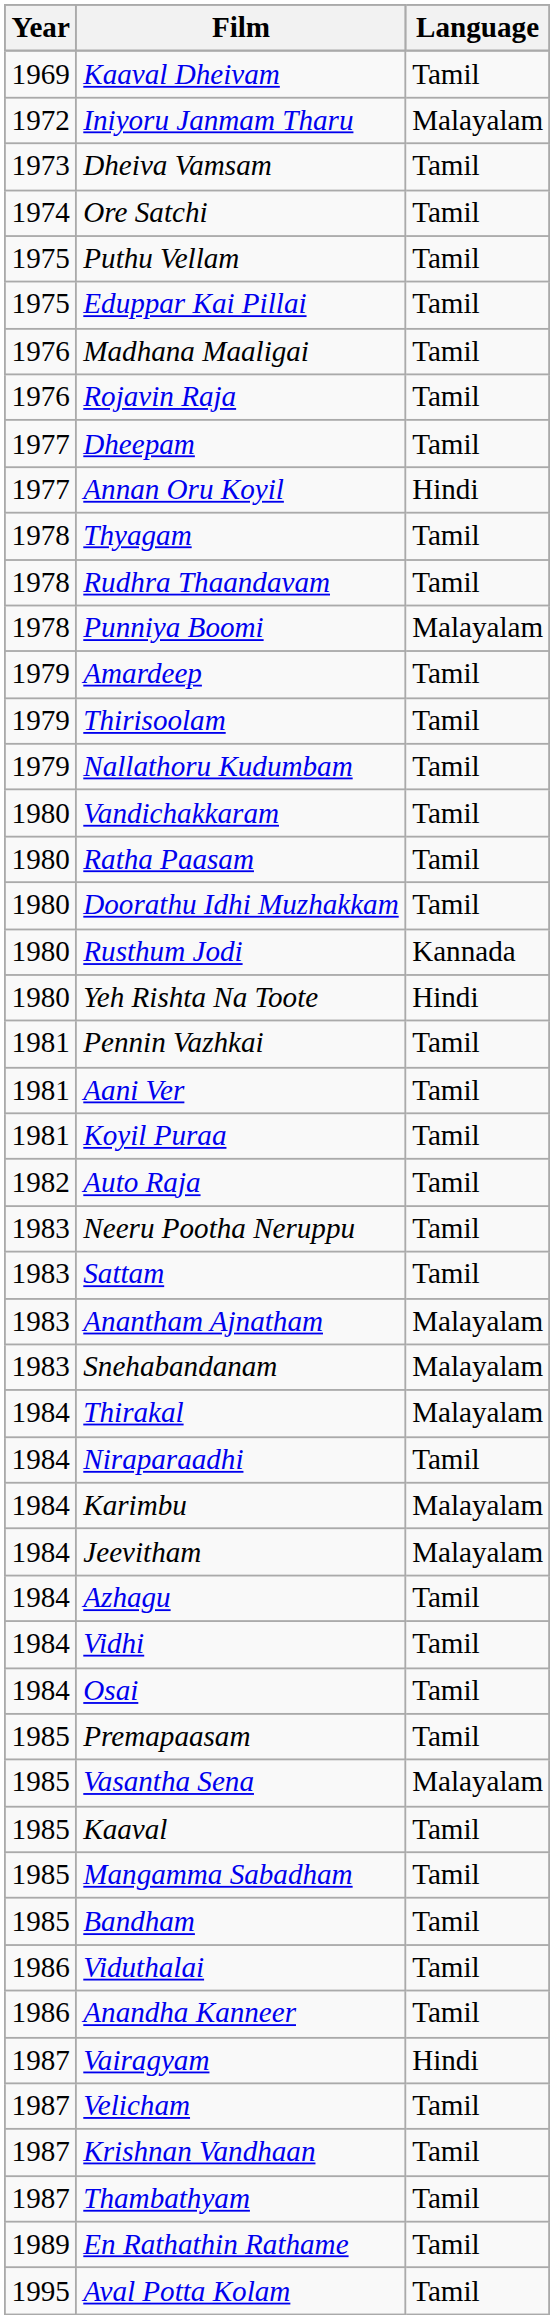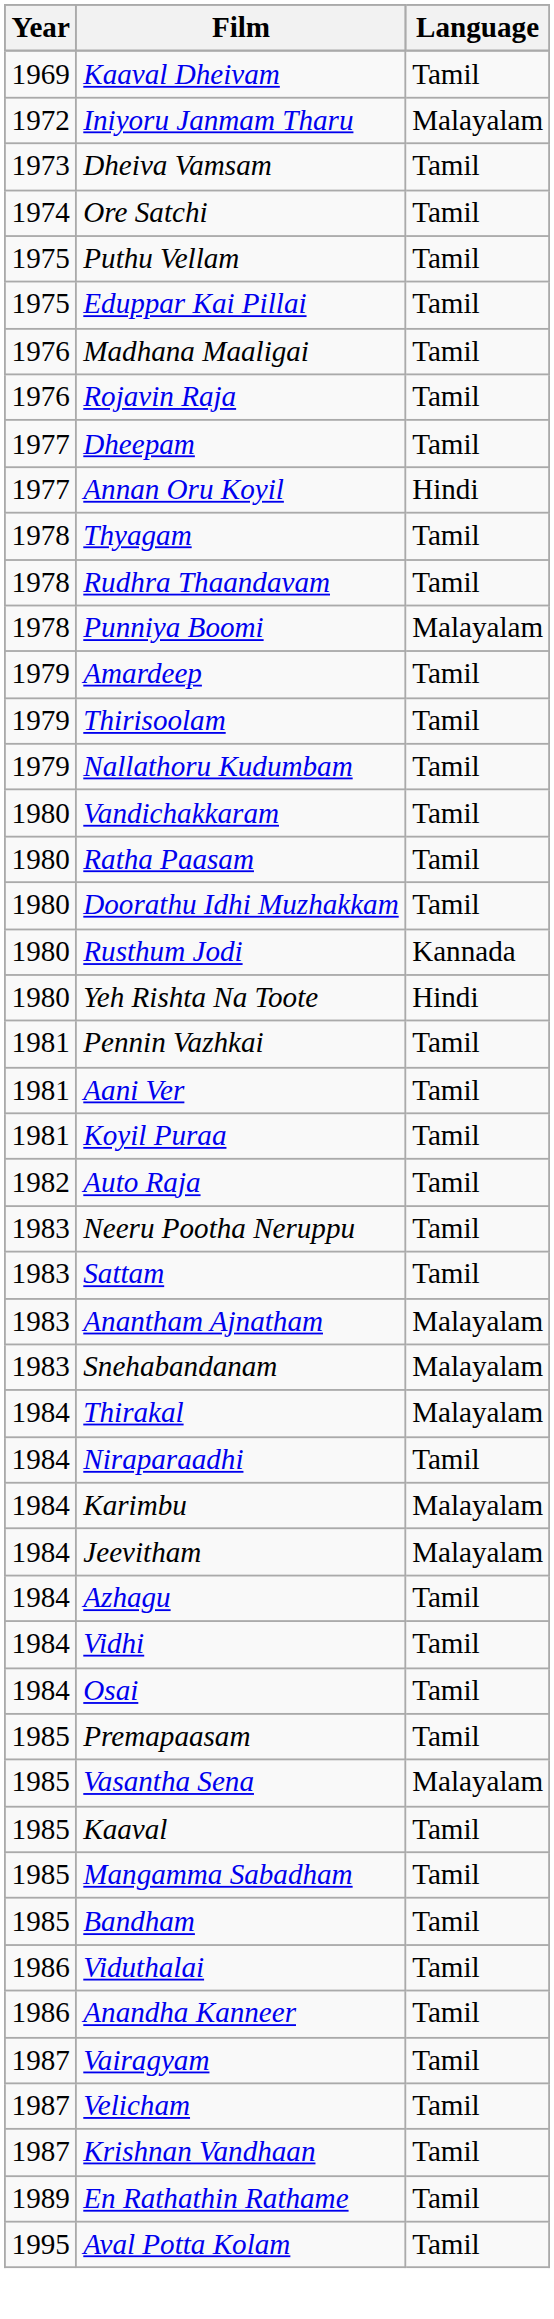(445, 2059) Hindi -> (446, 2059) Tamil
- row: (167, 2198)
